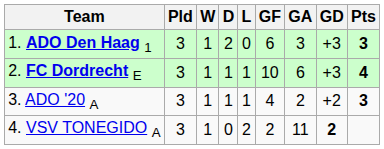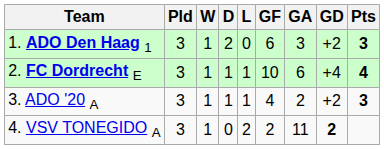(332, 44) +3 -> (332, 44) +2
(332, 72) +3 -> (332, 72) +4
